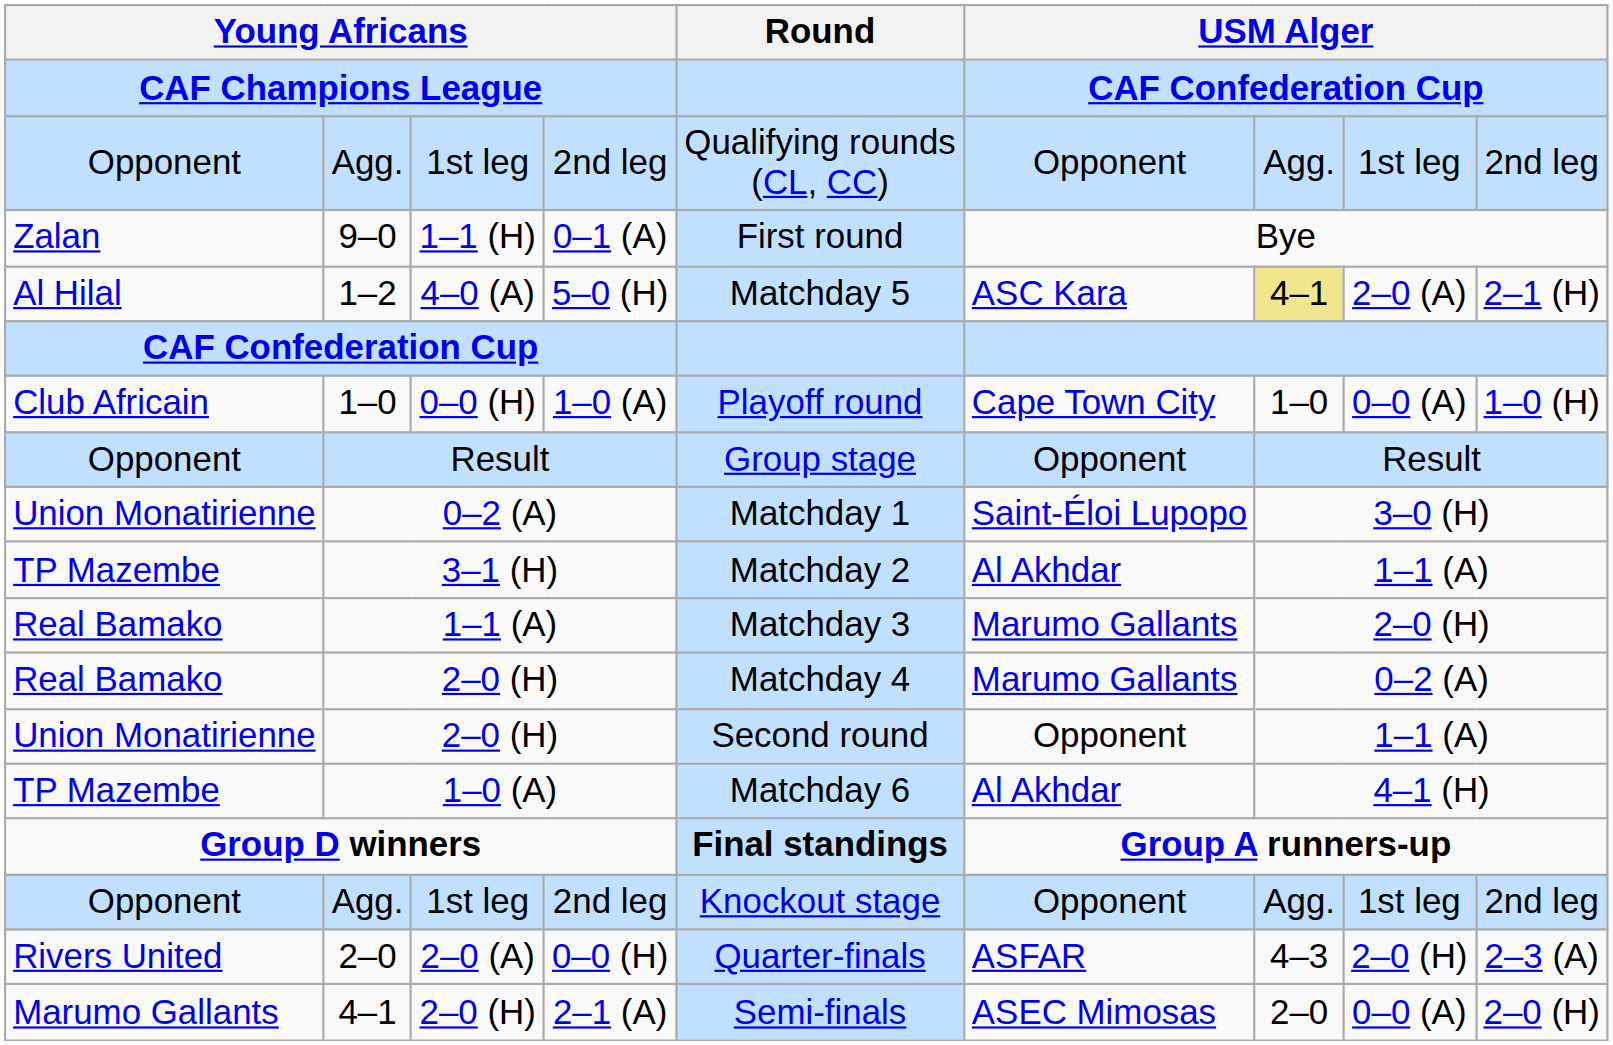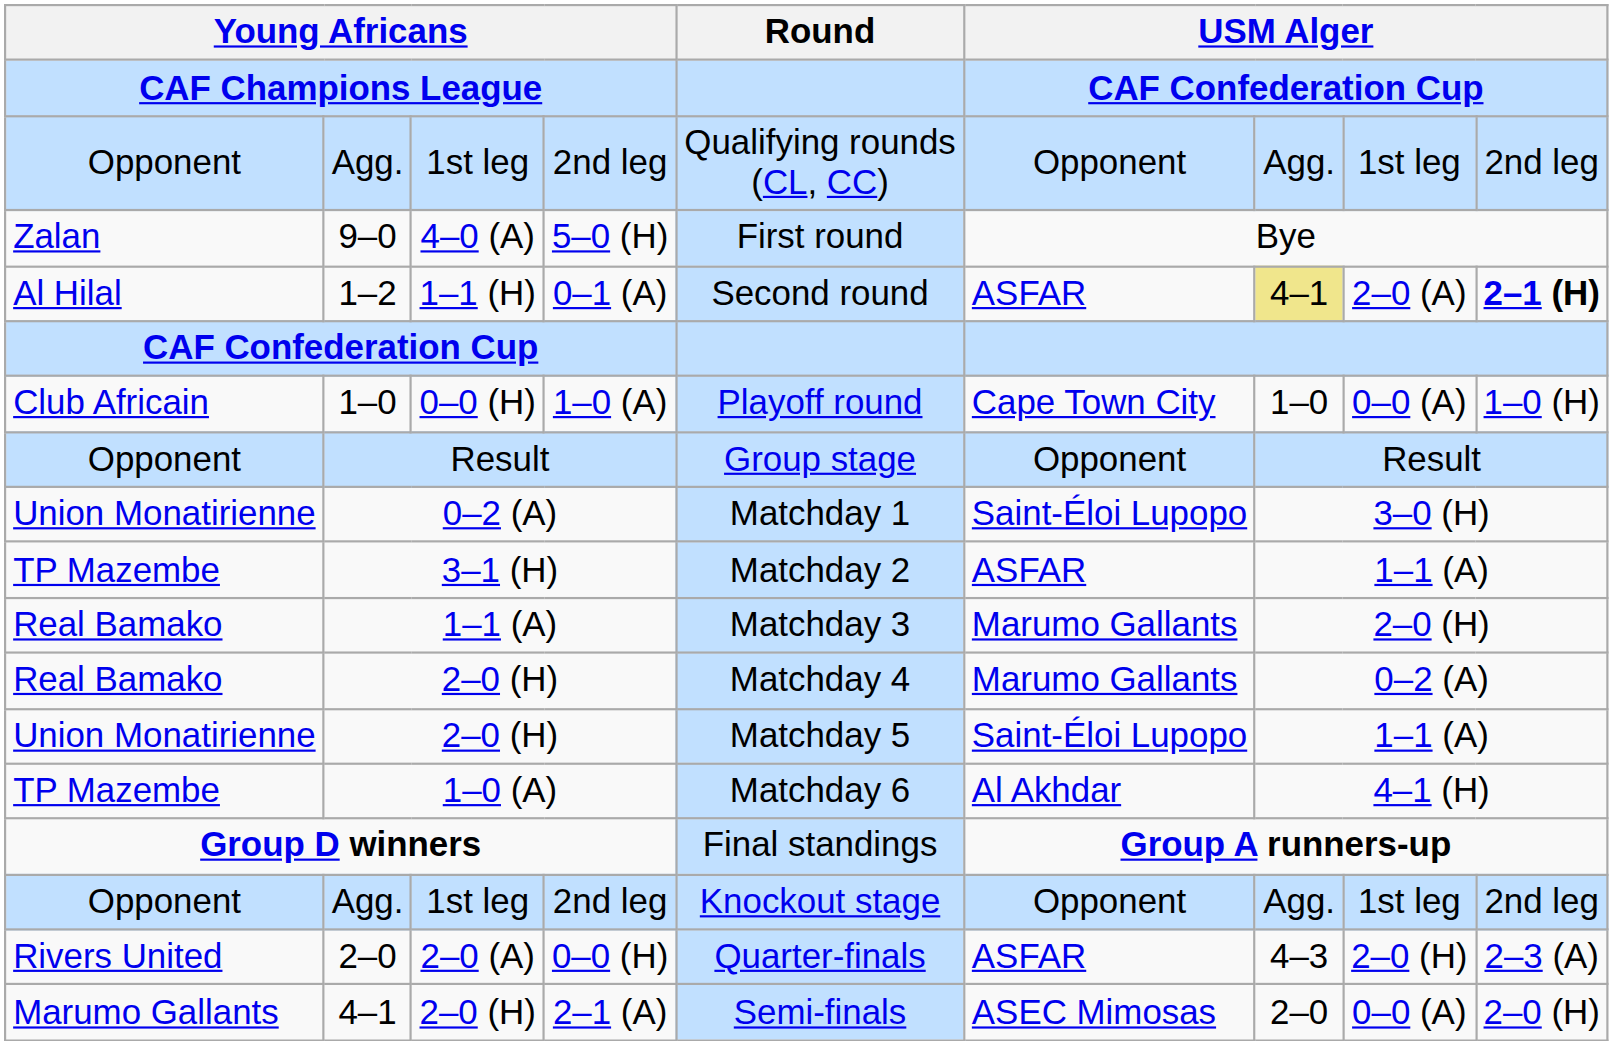(478, 237) 1–1 (H) -> (478, 237) 4–0 (A)
(610, 237) 0–1 (A) -> (610, 237) 5–0 (H)
(478, 292) 4–0 (A) -> (478, 292) 1–1 (H)
(610, 292) 5–0 (H) -> (610, 292) 0–1 (A)
(820, 292) Matchday 5 -> (820, 292) Second round
(1049, 292) ASC Kara -> (1029, 292) ASFAR
(1542, 292) normal -> (1542, 292) bold
(1046, 569) Al Akhdar -> (1029, 569) ASFAR
(820, 735) Second round -> (820, 735) Matchday 5
(1110, 735) Opponent -> (1110, 735) Saint-Éloi Lupopo
(820, 845) bold -> (820, 845) normal
